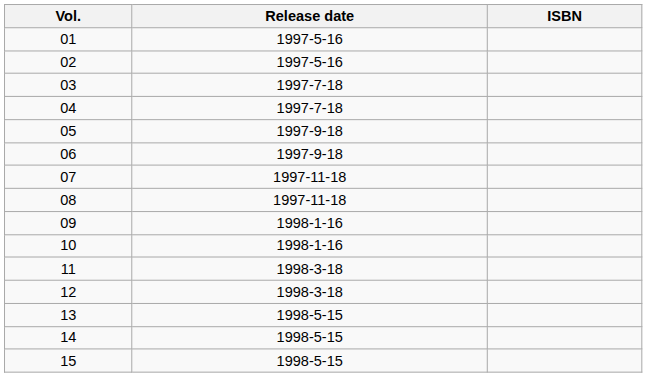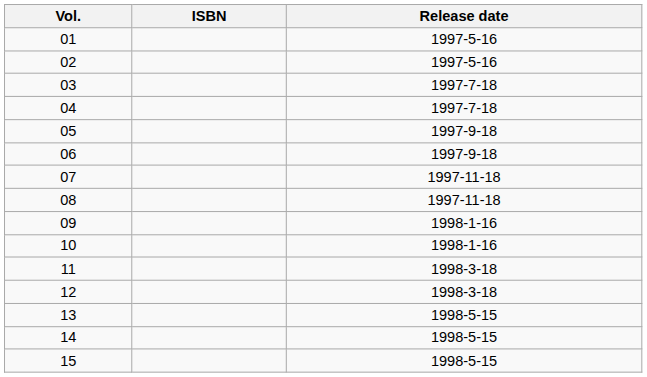columns swapped: (310, 16) <-> (565, 16)
